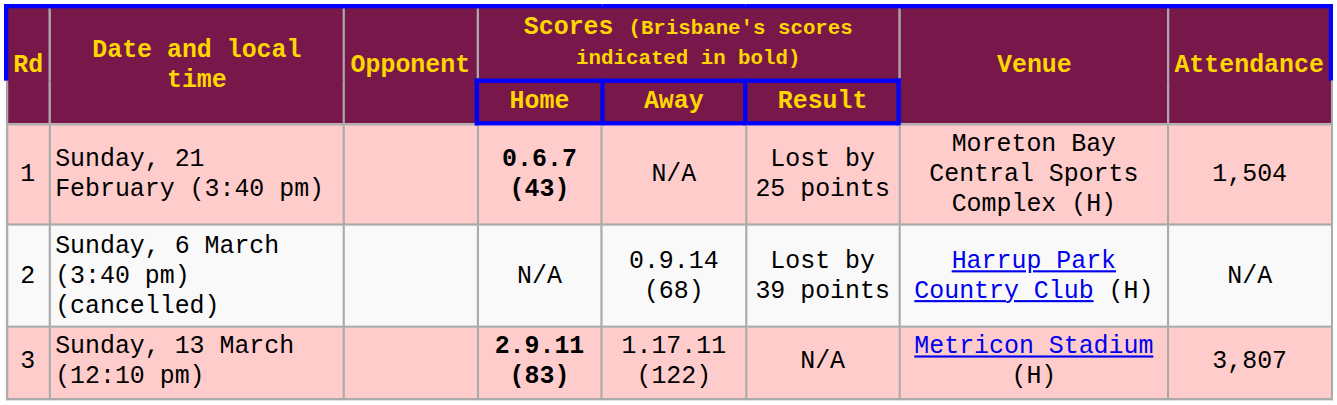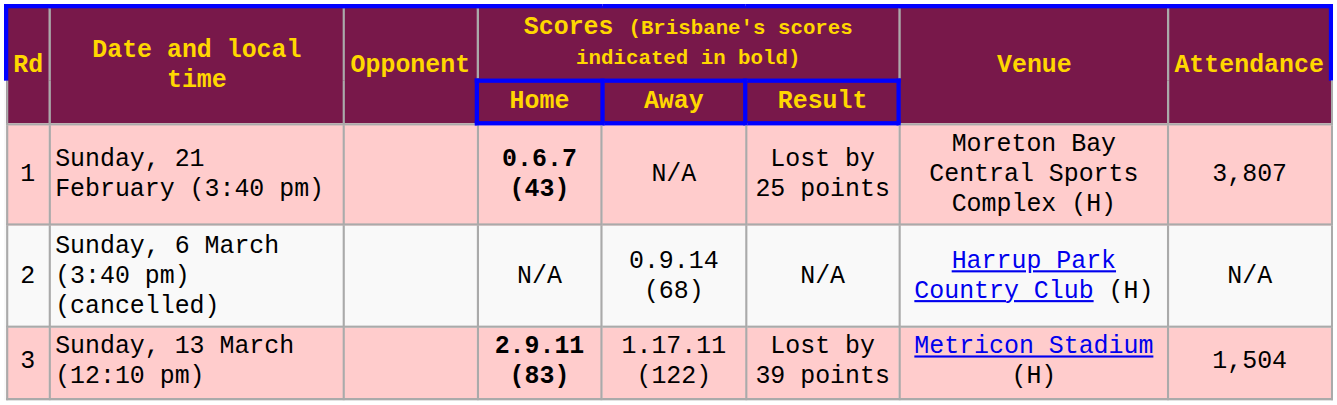(1250, 174) 1,504 -> (1250, 174) 3,807
(823, 276) Lost by 39 points -> (823, 276) N/A
(823, 362) N/A -> (823, 362) Lost by 39 points
(1250, 362) 3,807 -> (1250, 362) 1,504
